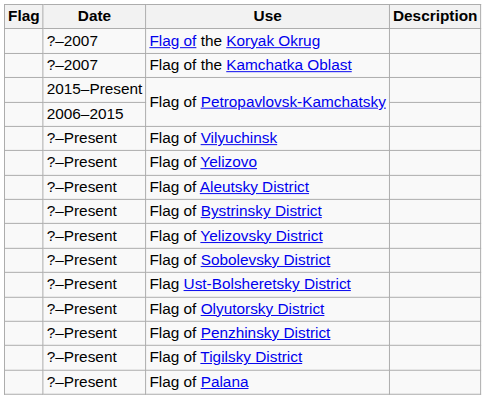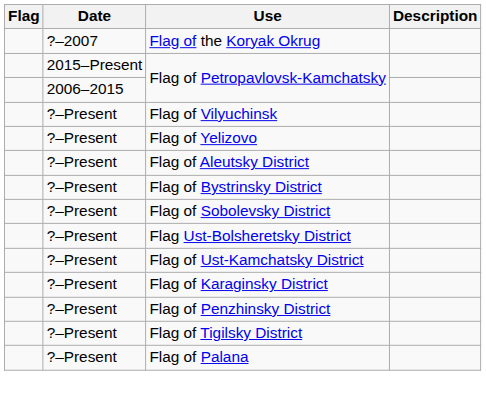- row: (72, 65)
- row: (82, 235)
+ row: (82, 260)
+ row: (82, 284)
- row: (82, 308)
